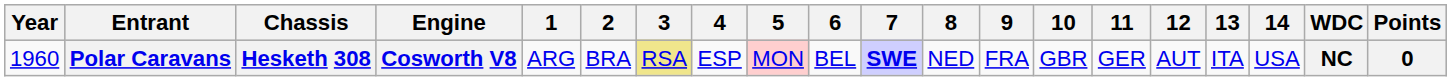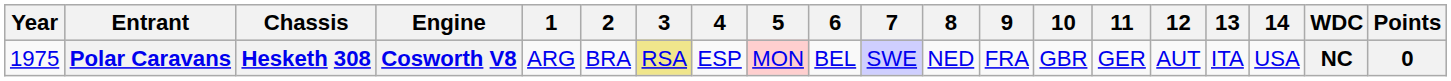(35, 58) 1960 -> (35, 58) 1975
(892, 58) bold -> (892, 58) normal
